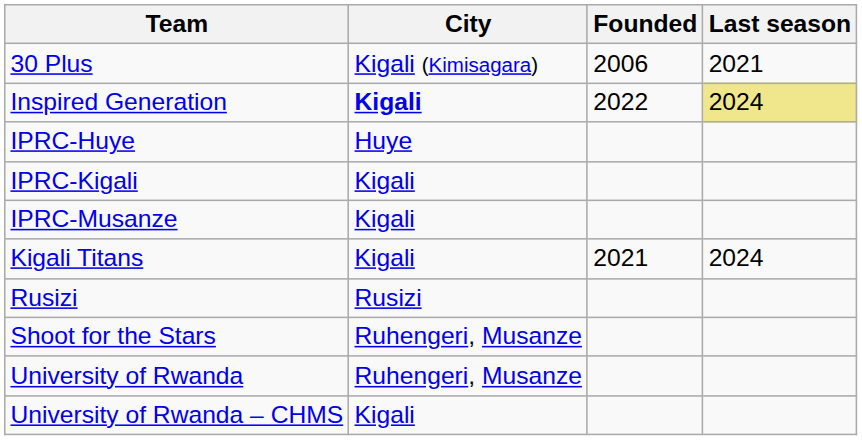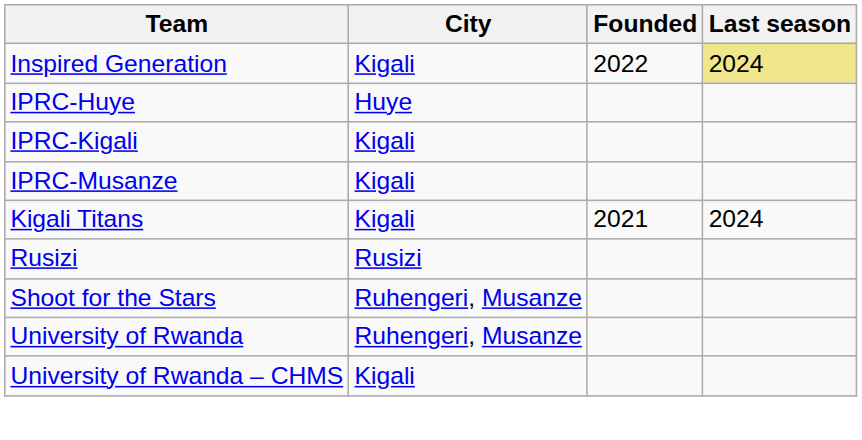- row: (52, 63)
(388, 102) bold -> (385, 63) normal
